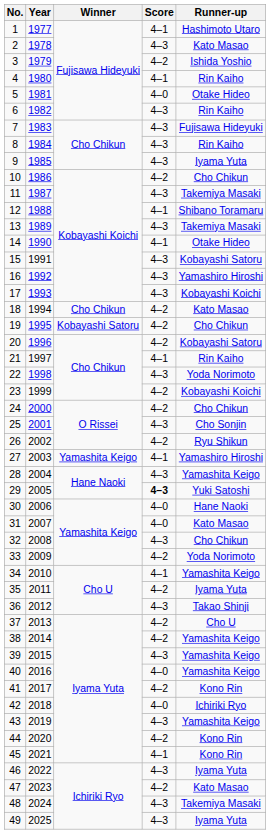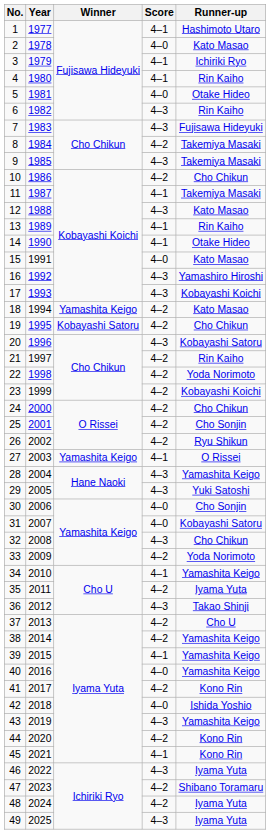(159, 45) 4–3 -> (159, 45) 4–0
(159, 62) 4–2 -> (159, 62) 4–1
(221, 62) Ishida Yoshio -> (221, 62) Ichiriki Ryo
(159, 144) 4–3 -> (159, 144) 4–2
(221, 144) Rin Kaiho -> (221, 144) Takemiya Masaki
(221, 161) Iyama Yuta -> (221, 161) Takemiya Masaki
(159, 194) 4–3 -> (159, 194) 4–1
(159, 210) 4–1 -> (159, 210) 4–3
(221, 210) Shibano Toramaru -> (221, 210) Kato Masao
(159, 227) 4–3 -> (159, 227) 4–1
(221, 227) Takemiya Masaki -> (221, 227) Rin Kaiho
(159, 260) 4–3 -> (159, 260) 4–0
(221, 260) Kobayashi Satoru -> (221, 260) Kato Masao
(98, 309) Cho Chikun -> (98, 309) Yamashita Keigo
(159, 342) 4–2 -> (159, 342) 4–3
(159, 359) 4–1 -> (159, 359) 4–2
(159, 375) 4–3 -> (159, 375) 4–2
(159, 425) 4–3 -> (159, 425) 4–2
(221, 458) Yamashiro Hiroshi -> (221, 458) O Rissei
(159, 491) bold -> (159, 491) normal
(221, 507) Hane Naoki -> (221, 507) Cho Sonjin
(221, 524) Kato Masao -> (221, 524) Kobayashi Satoru
(159, 656) 4–3 -> (159, 656) 4–1
(221, 705) Ichiriki Ryo -> (221, 705) Ishida Yoshio
(221, 787) Kato Masao -> (221, 787) Shibano Toramaru
(159, 804) 4–3 -> (159, 804) 4–2
(221, 804) Takemiya Masaki -> (221, 804) Iyama Yuta
